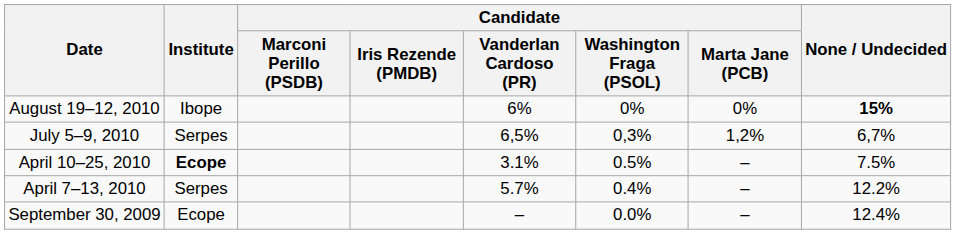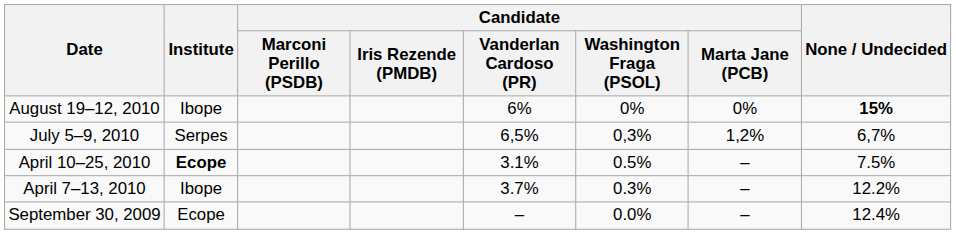(201, 188) Serpes -> (201, 188) Ibope
(519, 188) 5.7% -> (519, 188) 3.7%
(632, 188) 0.4% -> (632, 188) 0.3%
